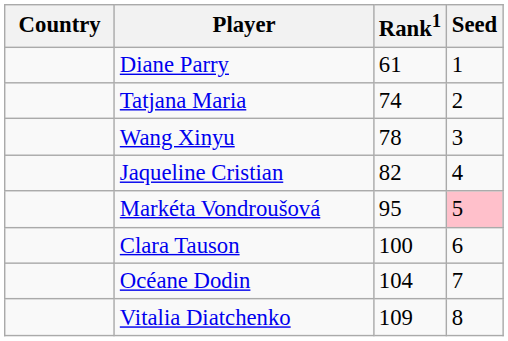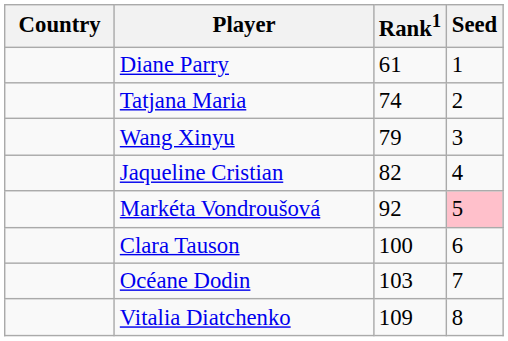(390, 136) 78 -> (390, 136) 79
(390, 208) 95 -> (390, 208) 92
(396, 280) 104 -> (396, 280) 103
